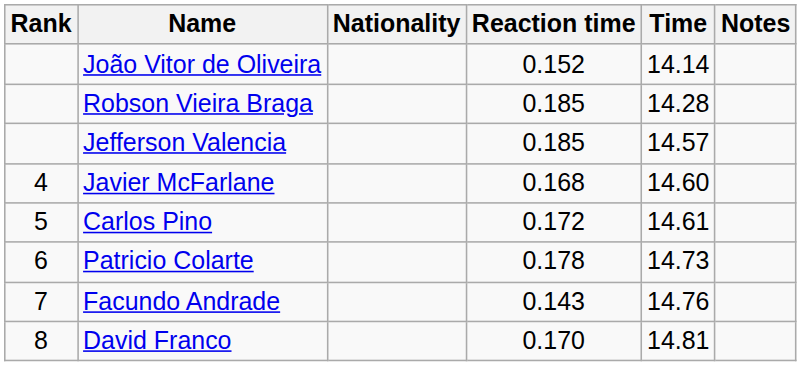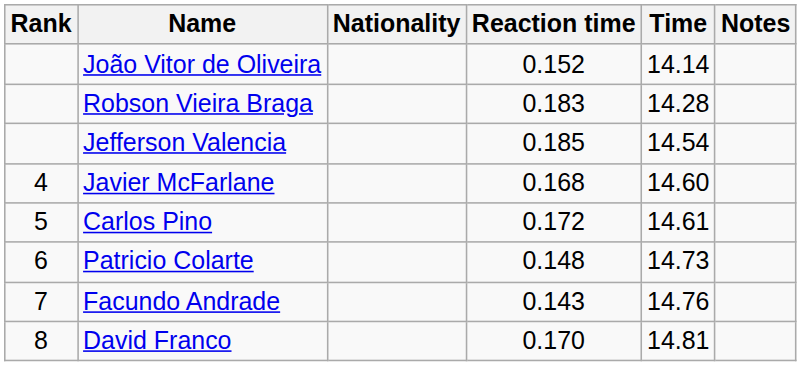(554, 103) 0.185 -> (554, 103) 0.183
(678, 143) 14.57 -> (678, 143) 14.54
(554, 261) 0.178 -> (554, 261) 0.148
